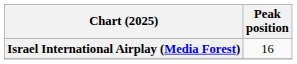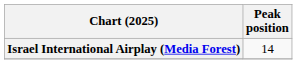(267, 48) 16 -> (267, 48) 14
